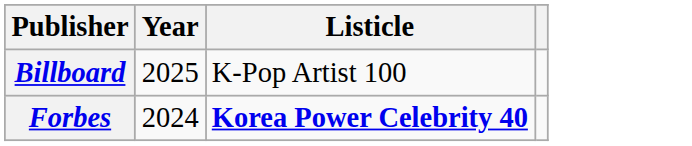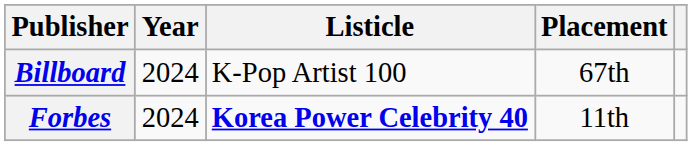+ column: (604, 27)
(170, 72) 2025 -> (170, 72) 2024
